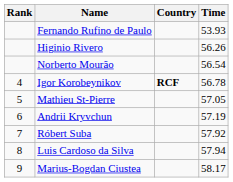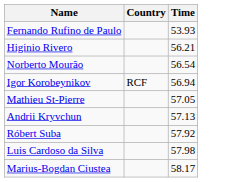- column: (20, 13)
(213, 47) 56.26 -> (183, 47) 56.21
(168, 82) bold -> (137, 82) normal
(213, 82) 56.78 -> (183, 82) 56.94
(213, 116) 57.19 -> (183, 116) 57.13
(213, 151) 57.94 -> (183, 151) 57.98
